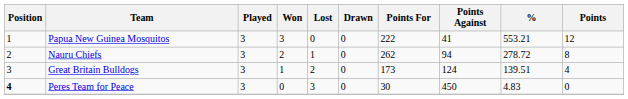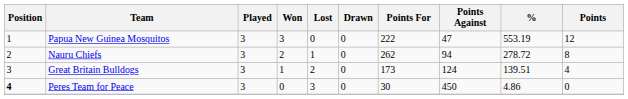(447, 39) 41 -> (447, 39) 47
(517, 39) 553.21 -> (517, 39) 553.19
(512, 86) 4.83 -> (512, 86) 4.86
